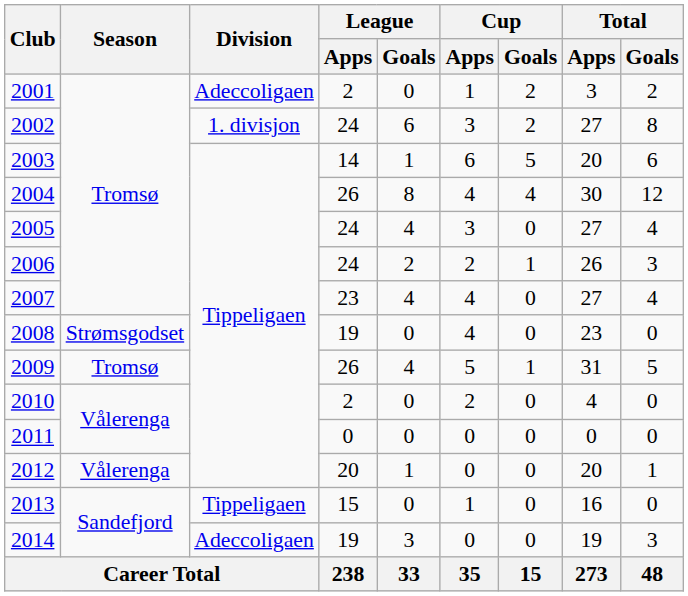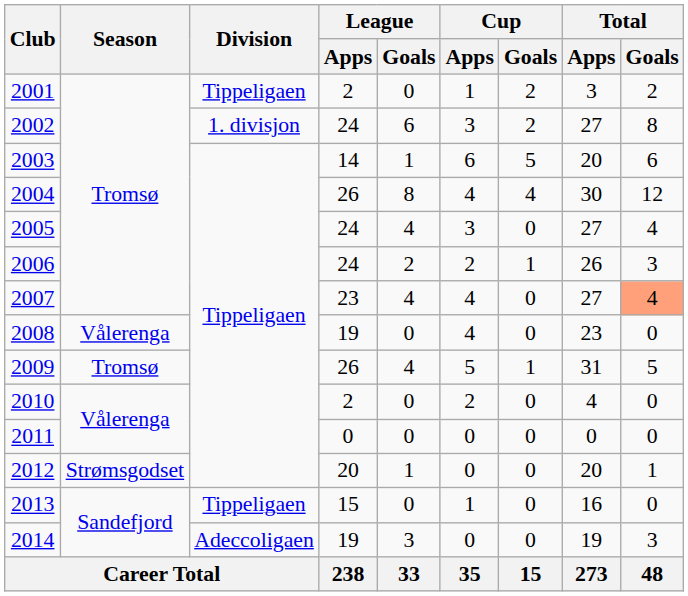(254, 90) Adeccoligaen -> (254, 90) Tippeligaen
(652, 297) no background -> (652, 297) lightsalmon background
(125, 332) Strømsgodset -> (125, 332) Vålerenga
(125, 470) Vålerenga -> (125, 470) Strømsgodset
